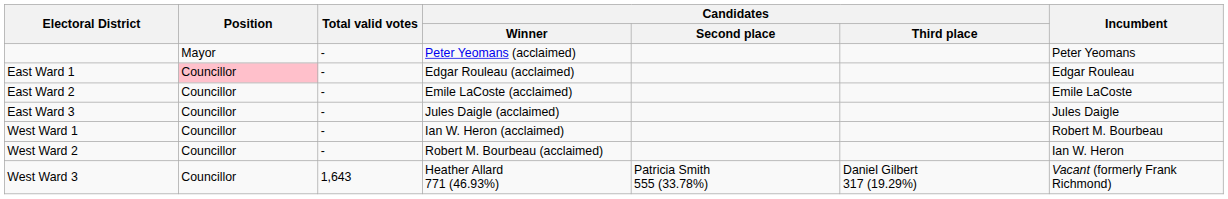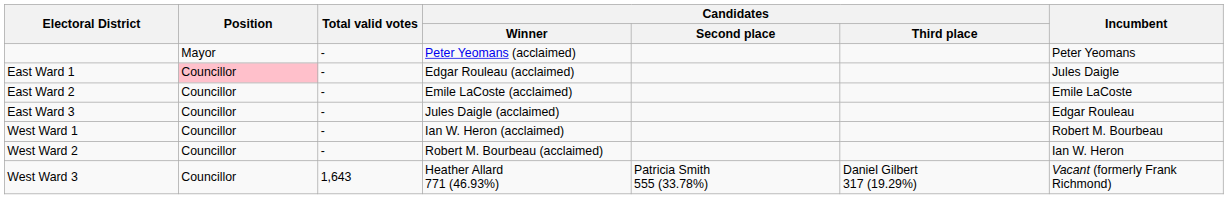(1093, 72) Edgar Rouleau -> (1086, 72) Jules Daigle
(1086, 111) Jules Daigle -> (1093, 111) Edgar Rouleau
